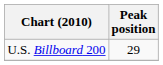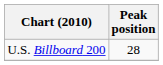(134, 49) 29 -> (134, 49) 28
